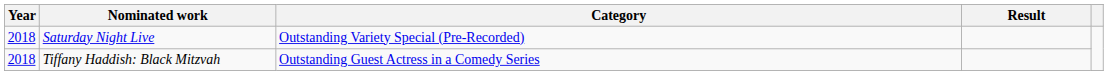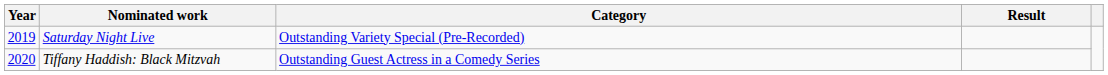(22, 37) 2018 -> (22, 37) 2019
(22, 59) 2018 -> (22, 59) 2020
